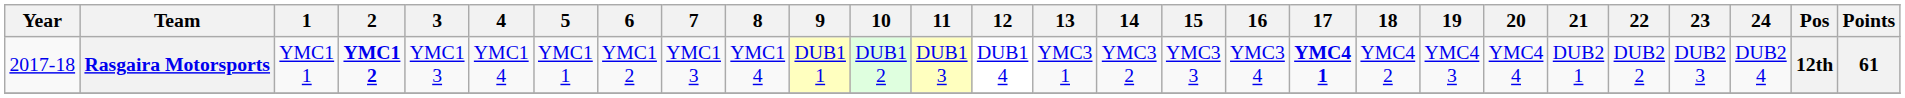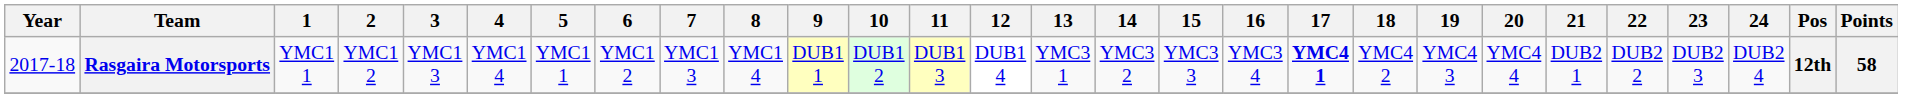(372, 64) bold -> (371, 64) normal
(1869, 64) 61 -> (1867, 64) 58
